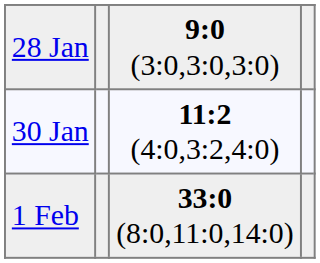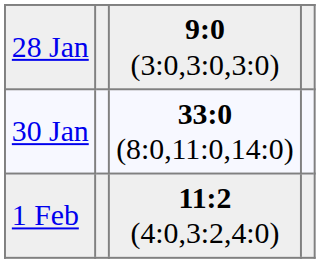(205, 130) 11:2 (4:0,3:2,4:0) -> (205, 130) 33:0 (8:0,11:0,14:0)
(205, 215) 33:0 (8:0,11:0,14:0) -> (205, 215) 11:2 (4:0,3:2,4:0)
